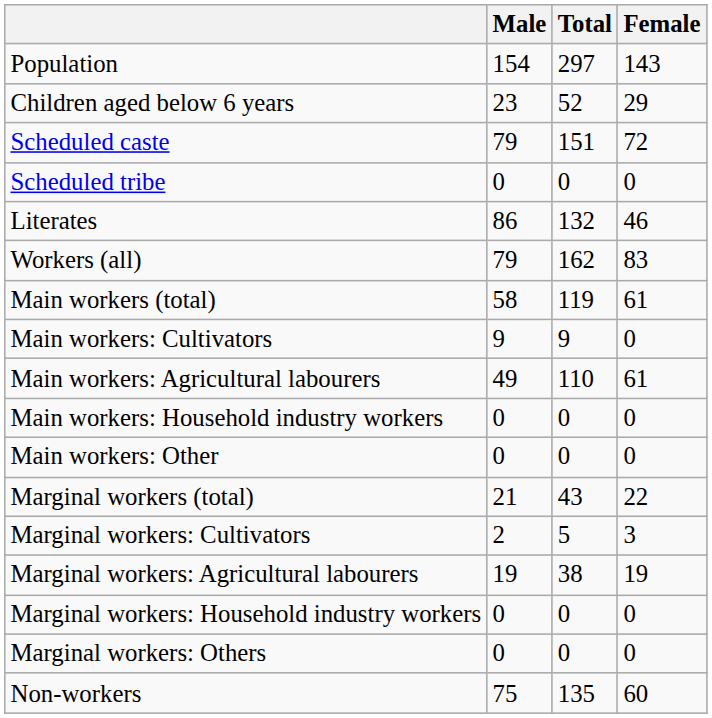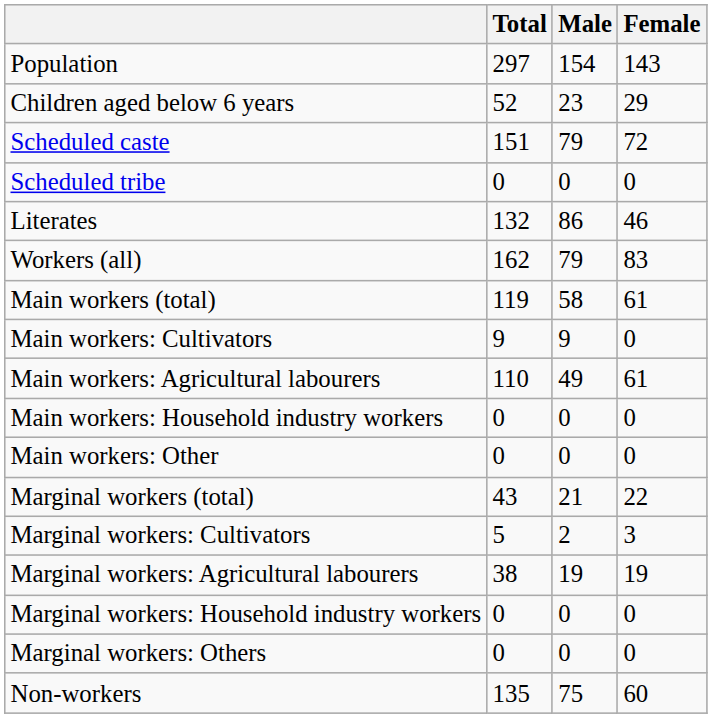columns swapped: (585, 24) <-> (519, 24)
